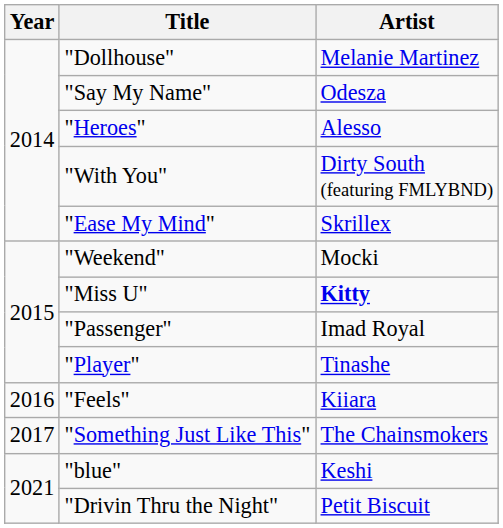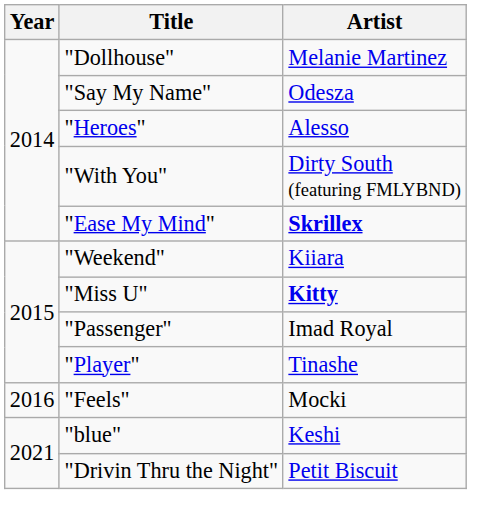(356, 223) normal -> (325, 223) bold
(350, 258) Mocki -> (316, 258) Kiiara
(348, 399) Kiiara -> (317, 399) Mocki
- row: (187, 435)
